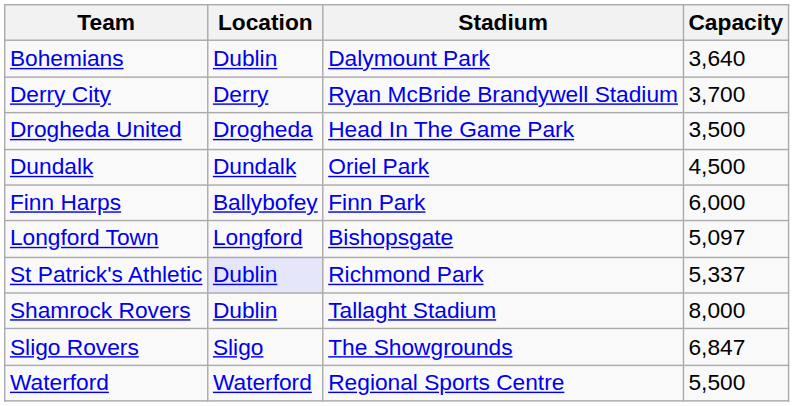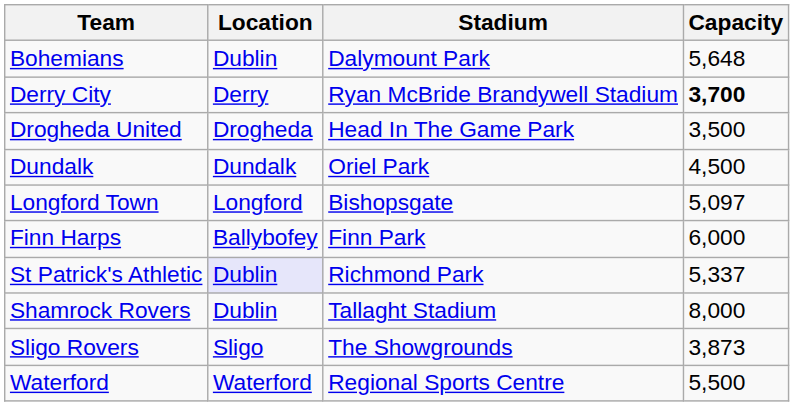(717, 58) 3,640 -> (717, 58) 5,648
(717, 94) normal -> (717, 94) bold
rows swapped: (66, 202) <-> (84, 238)
(717, 346) 6,847 -> (717, 346) 3,873
